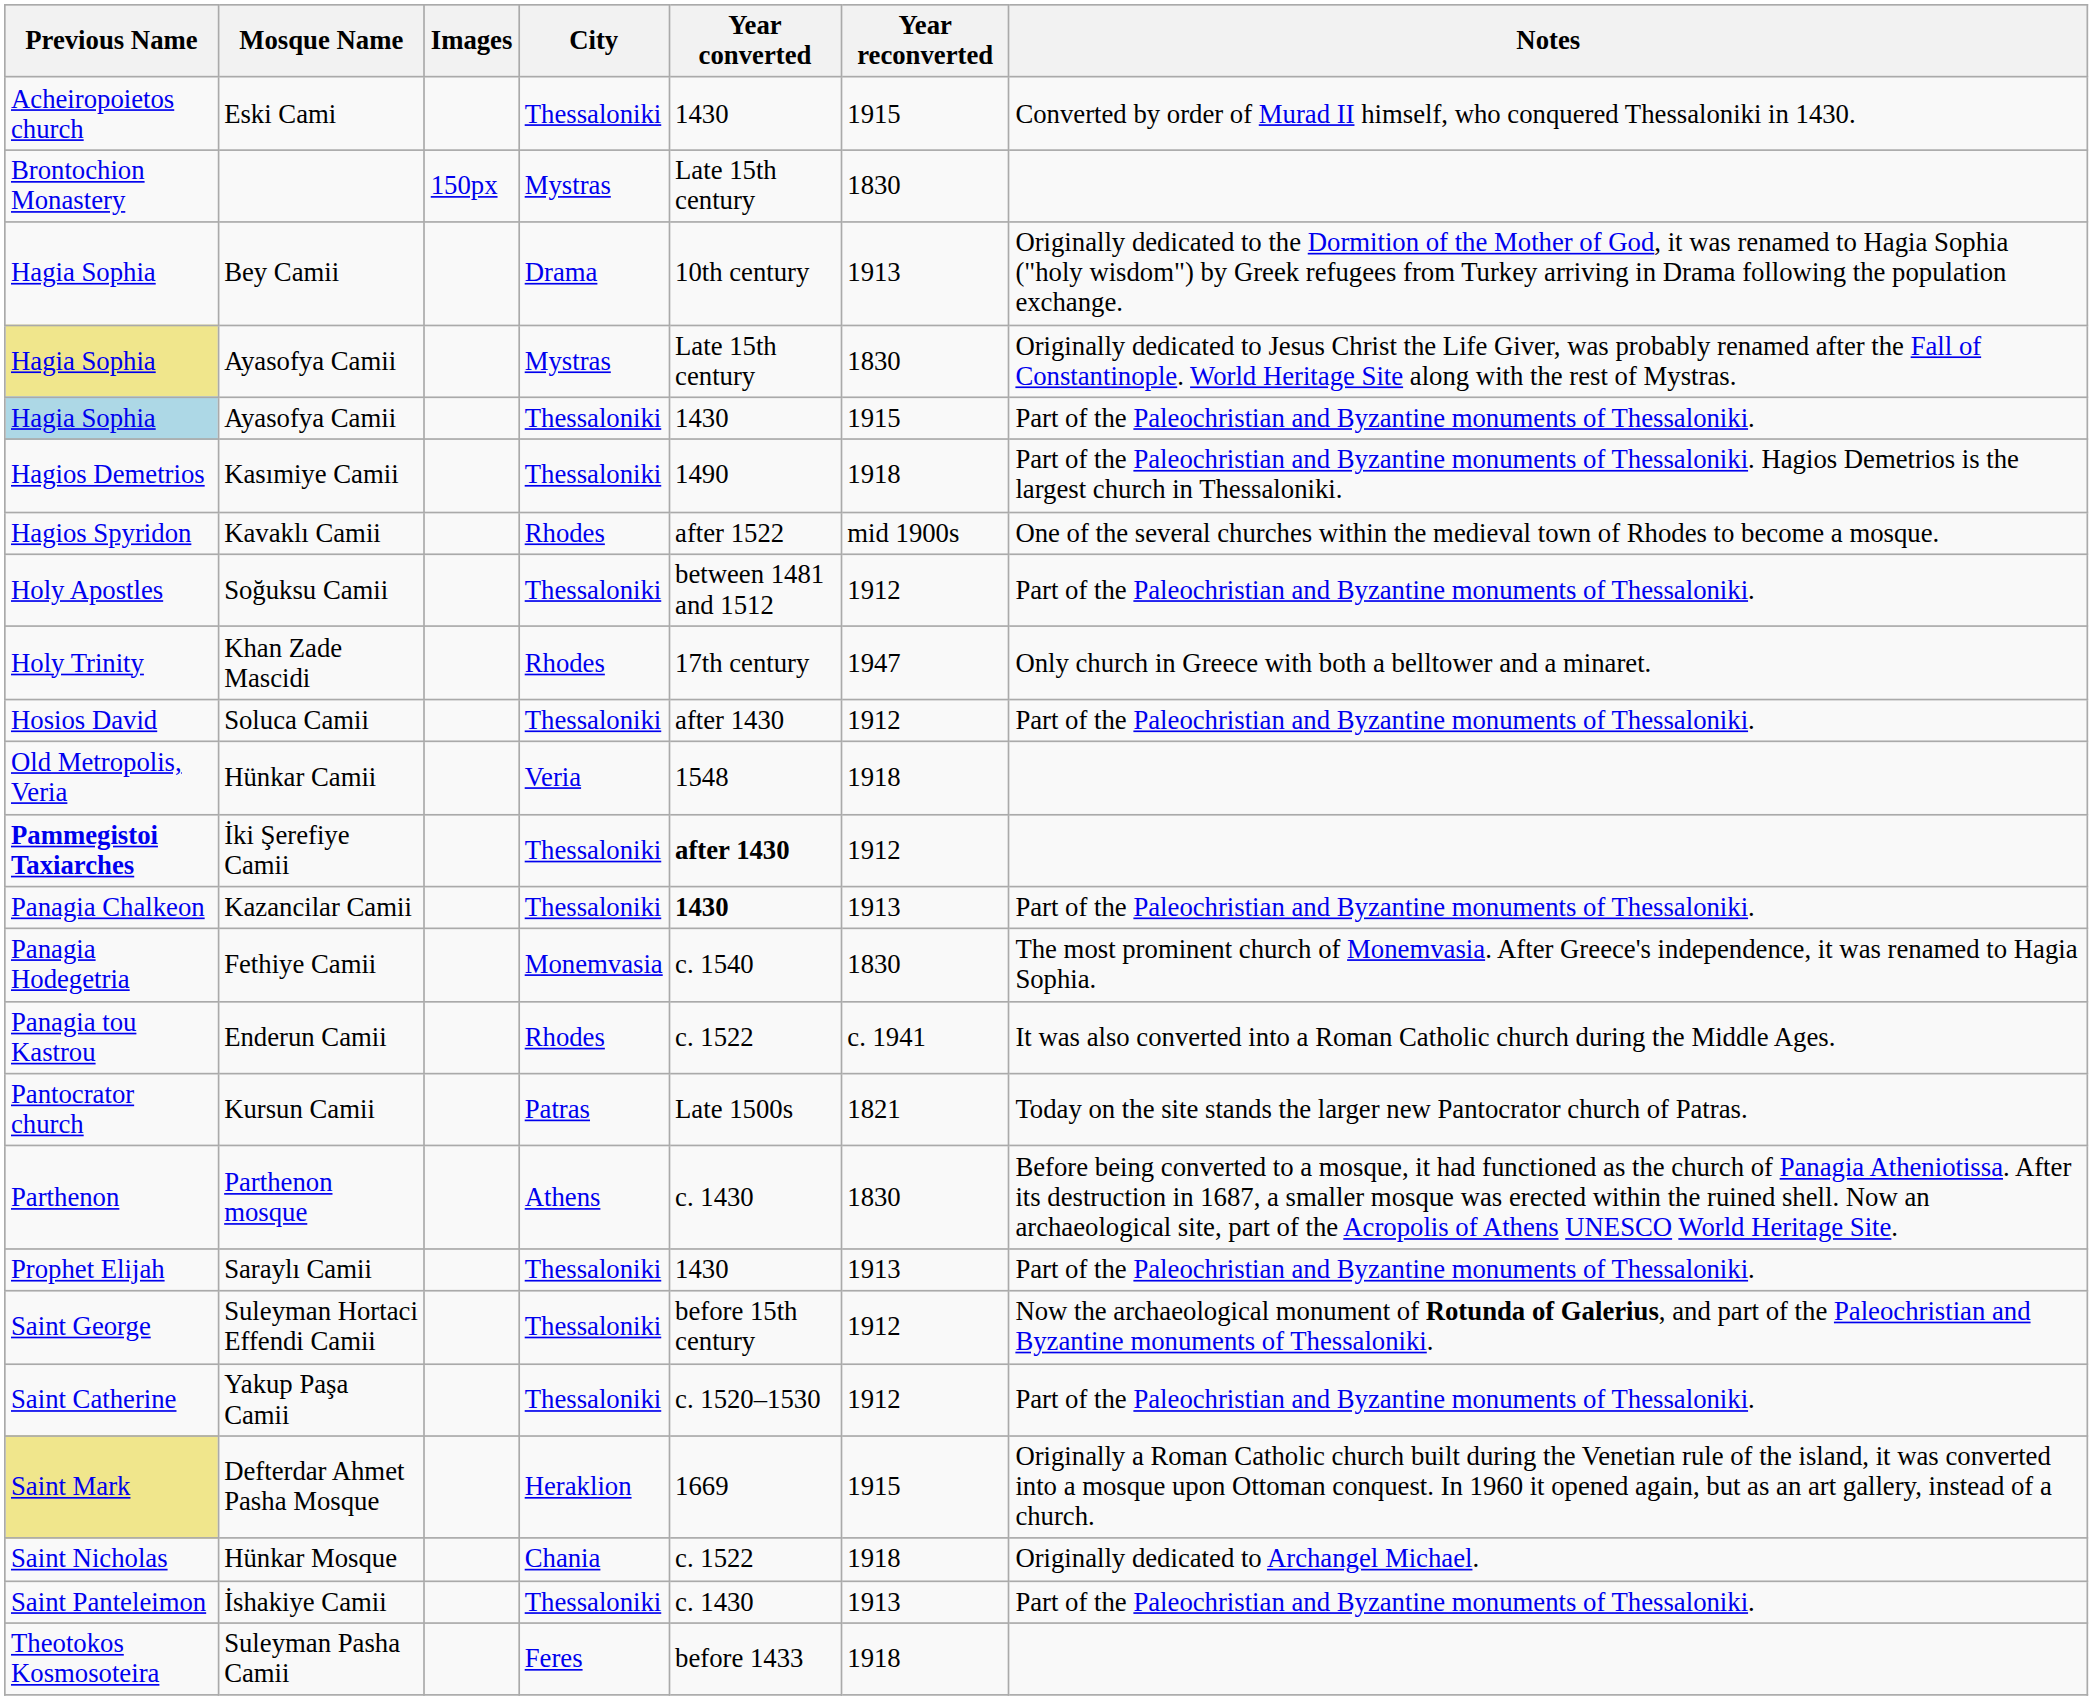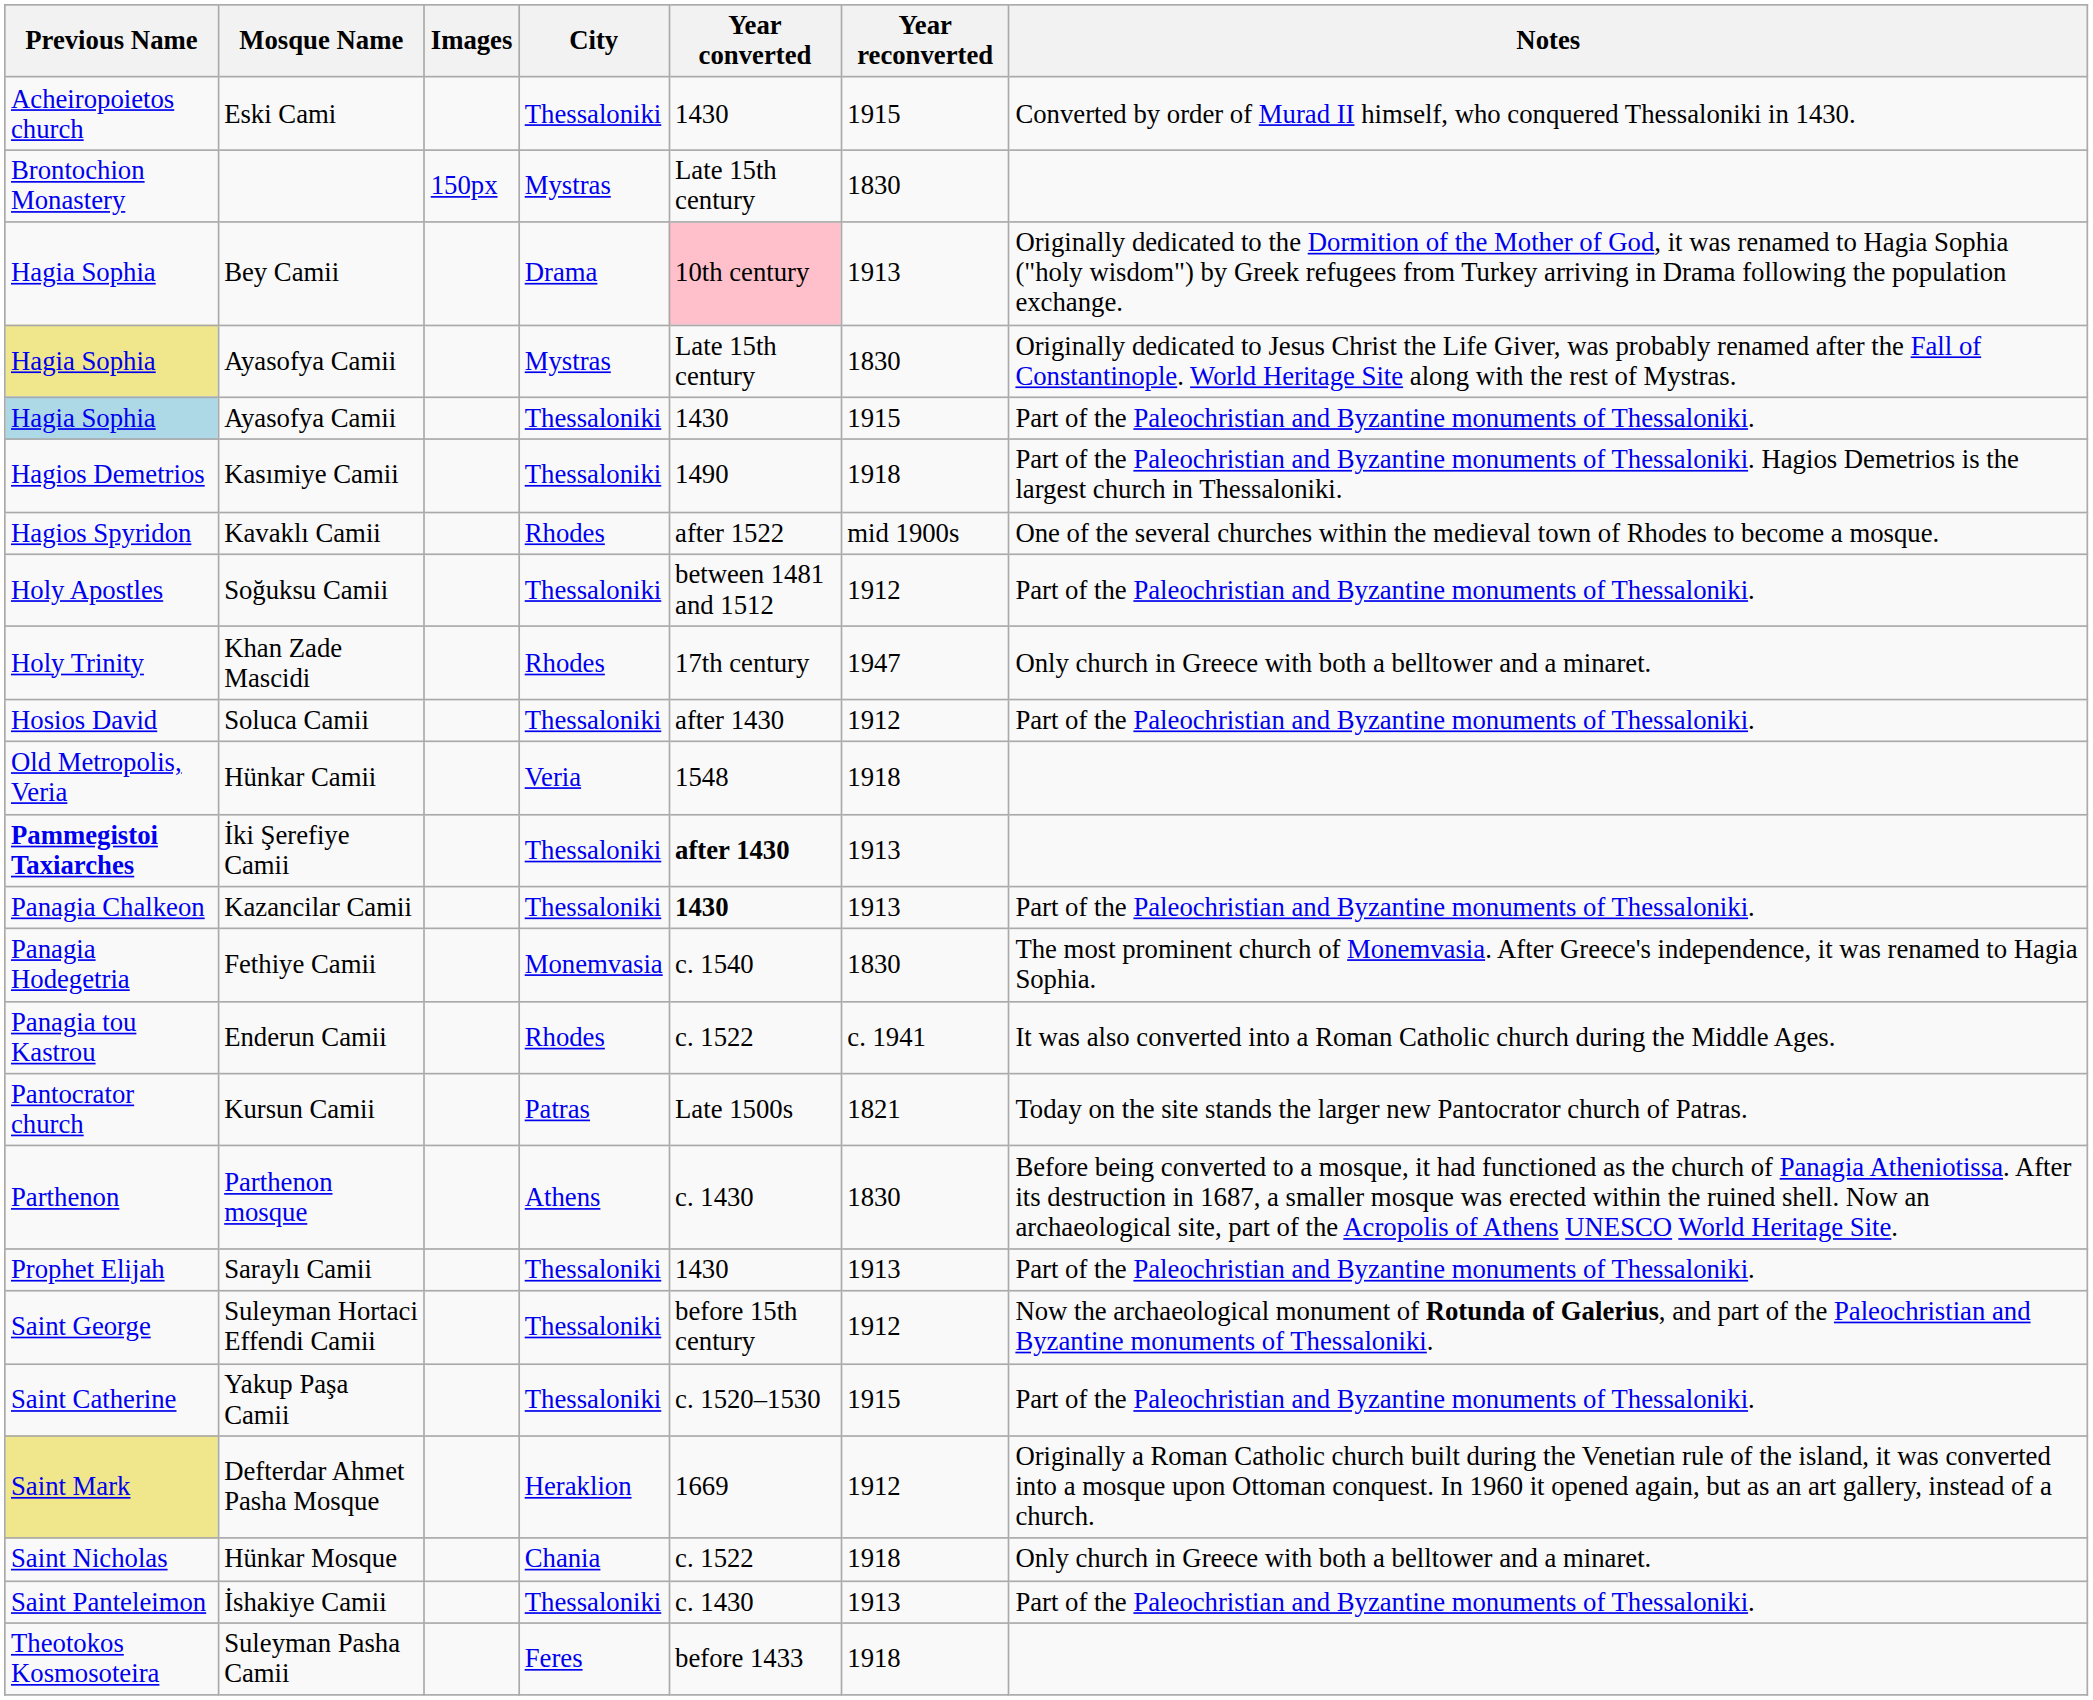(742, 273) no background -> (742, 273) pink background
(874, 849) 1912 -> (874, 849) 1913
(874, 1399) 1912 -> (874, 1399) 1915
(874, 1486) 1915 -> (874, 1486) 1912
(1247, 1559) Originally dedicated to Archangel Michael. -> (1333, 1559) Only church in Greece with both a belltower and a minaret.
